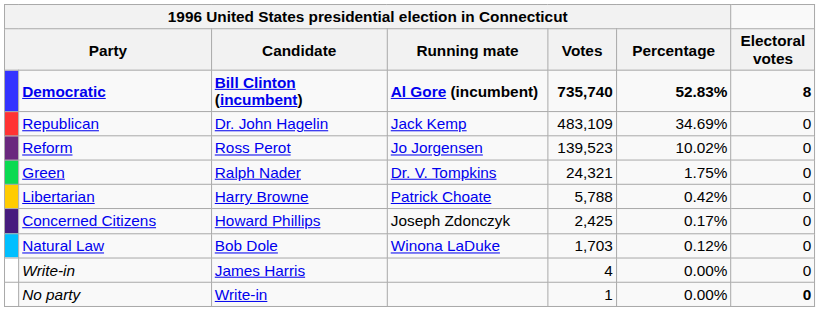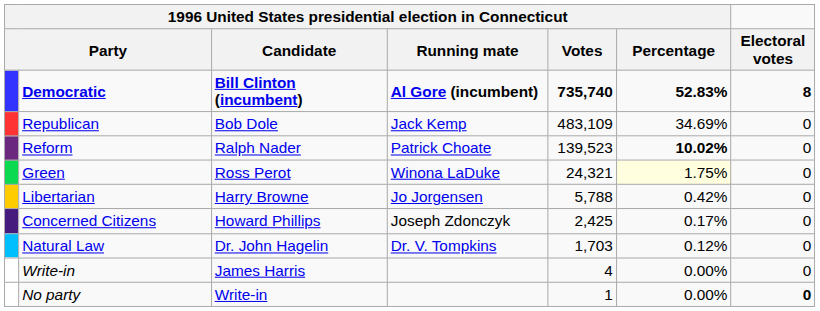(271, 124) Dr. John Hagelin -> (246, 124) Bob Dole
(253, 148) Ross Perot -> (258, 148) Ralph Nader
(437, 148) Jo Jorgensen -> (441, 148) Patrick Choate
(701, 148) normal -> (701, 148) bold
(258, 173) Ralph Nader -> (253, 173) Ross Perot
(444, 173) Dr. V. Tompkins -> (445, 173) Winona LaDuke
(706, 173) no background -> (706, 173) lightyellow background
(441, 197) Patrick Choate -> (437, 197) Jo Jorgensen
(246, 246) Bob Dole -> (271, 246) Dr. John Hagelin
(445, 246) Winona LaDuke -> (444, 246) Dr. V. Tompkins
